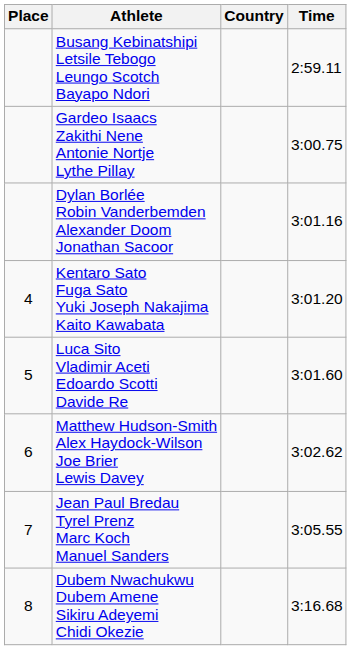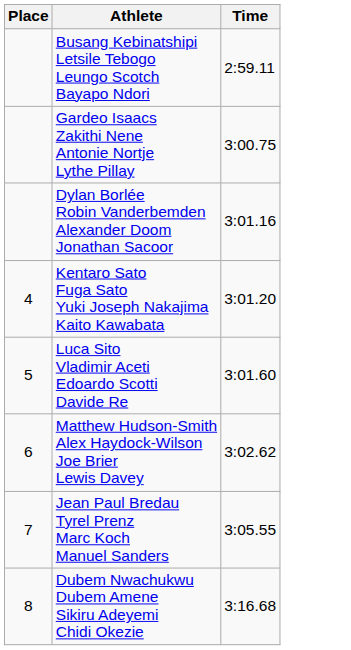- column: (254, 16)
